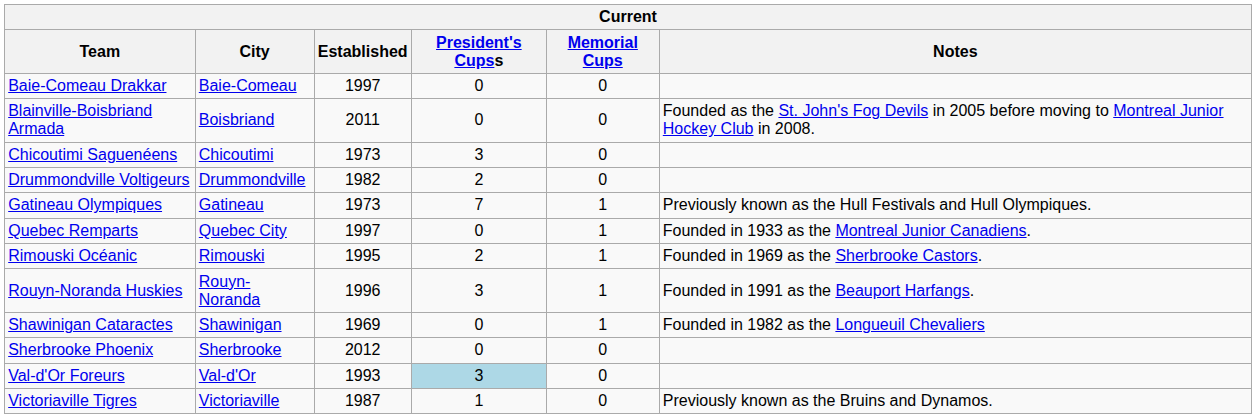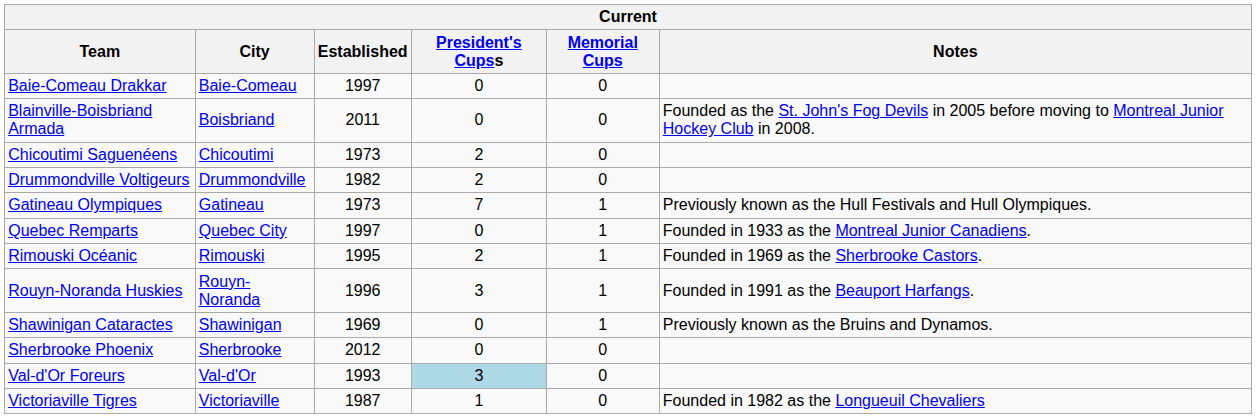(479, 154) 3 -> (479, 154) 2
(824, 324) Founded in 1982 as the Longueuil Chevaliers -> (828, 324) Previously known as the Bruins and Dynamos.
(828, 401) Previously known as the Bruins and Dynamos. -> (824, 401) Founded in 1982 as the Longueuil Chevaliers
